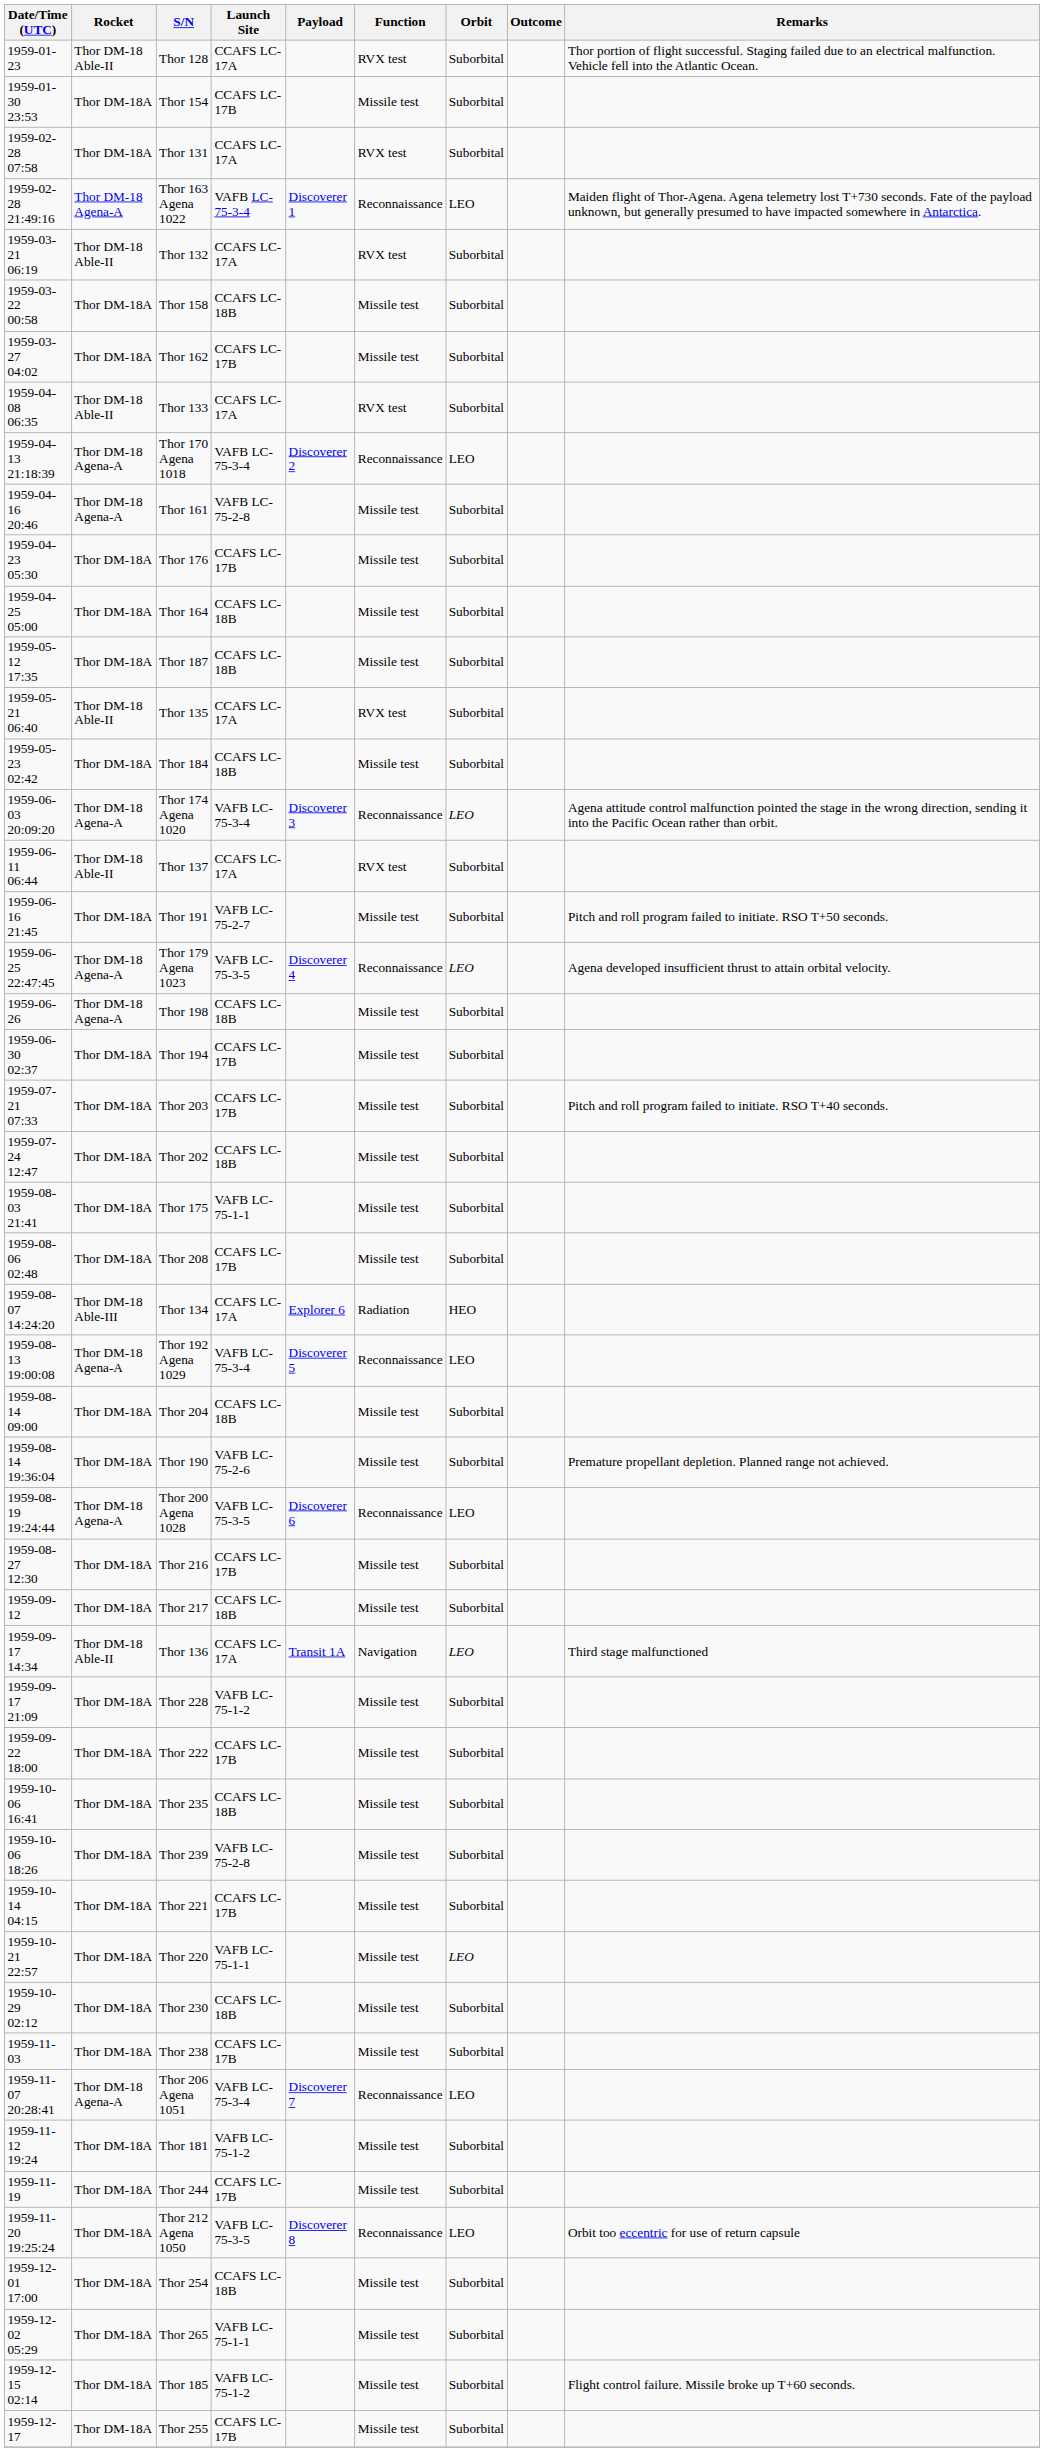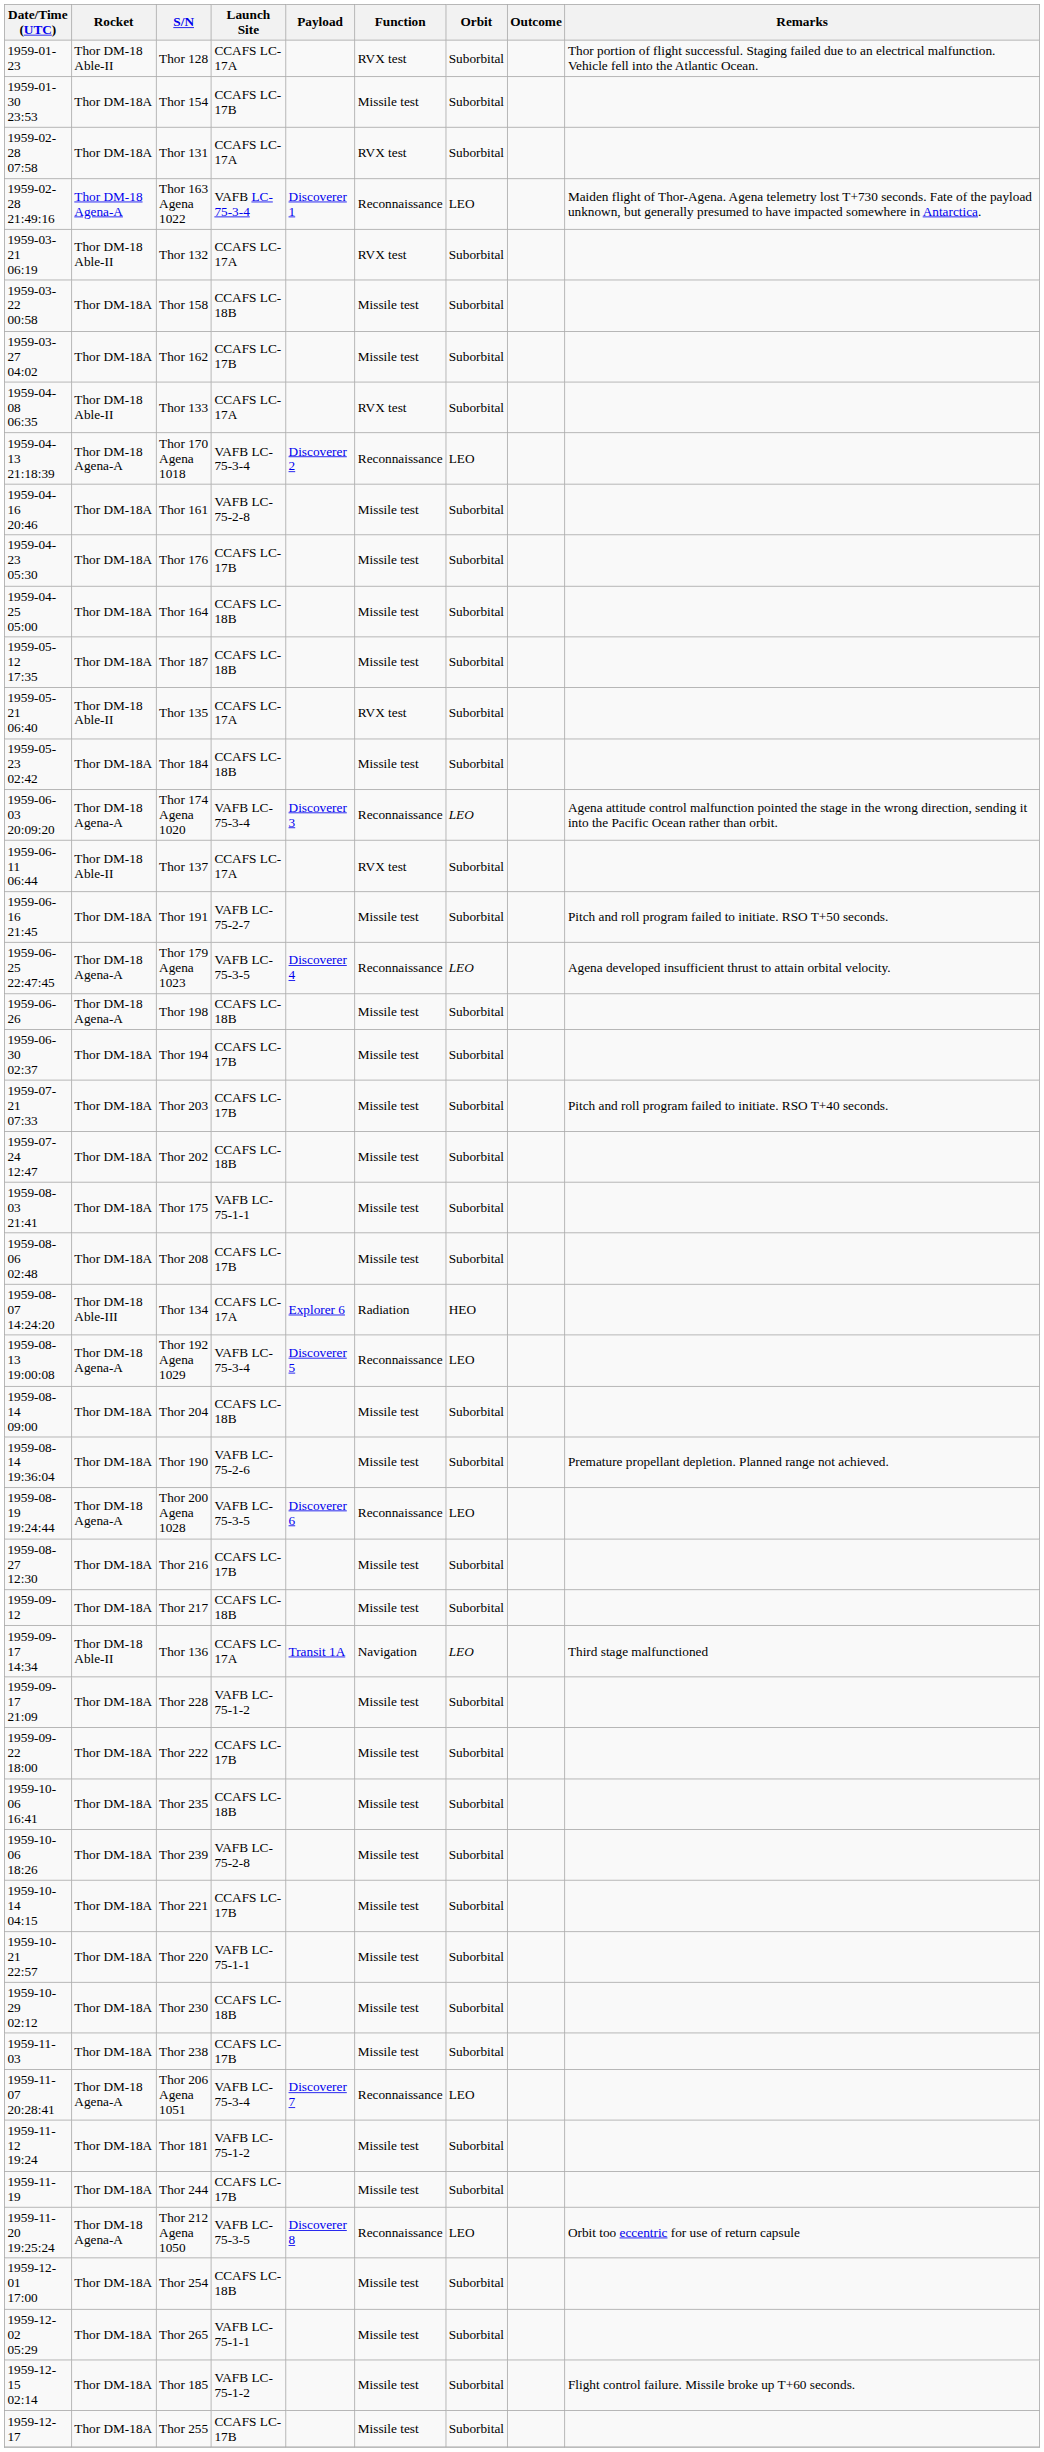(108, 509) Thor DM-18 Agena-A -> (113, 509) Thor DM-18A
(461, 1956) LEO -> (476, 1956) Suborbital
(113, 2232) Thor DM-18A -> (108, 2232) Thor DM-18 Agena-A
